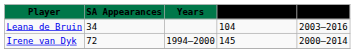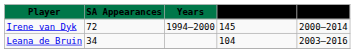rows swapped: (44, 26) <-> (42, 41)
